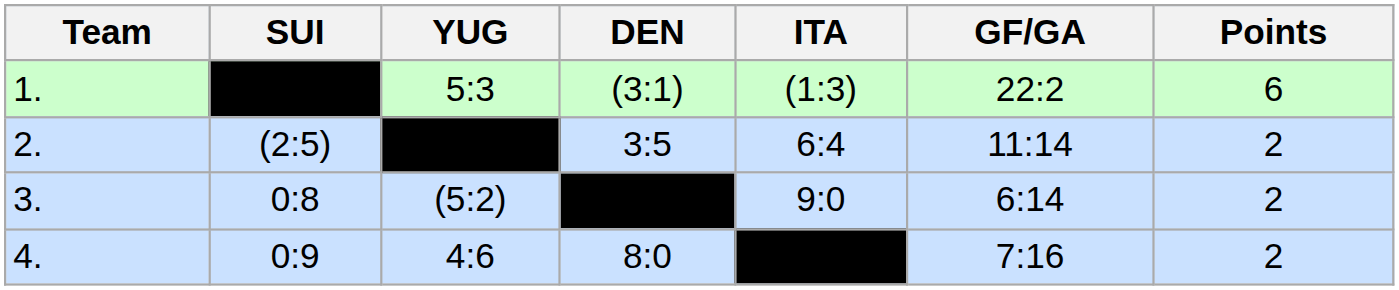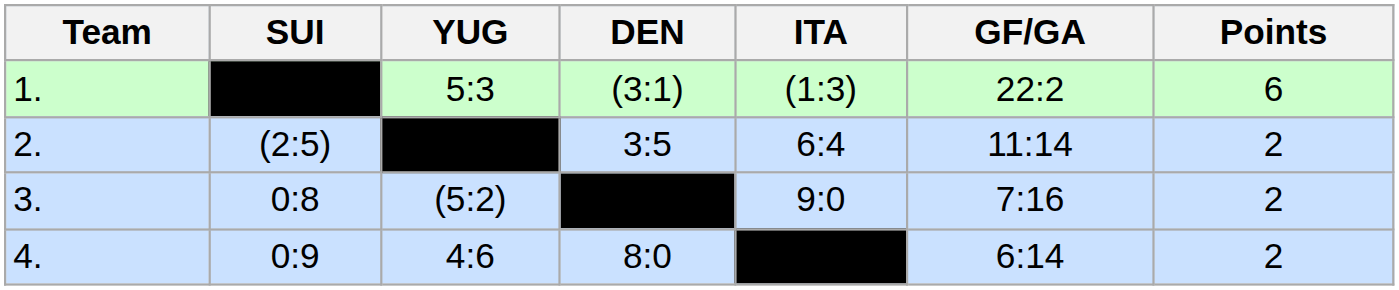(1030, 199) 6:14 -> (1030, 199) 7:16
(1030, 255) 7:16 -> (1030, 255) 6:14
